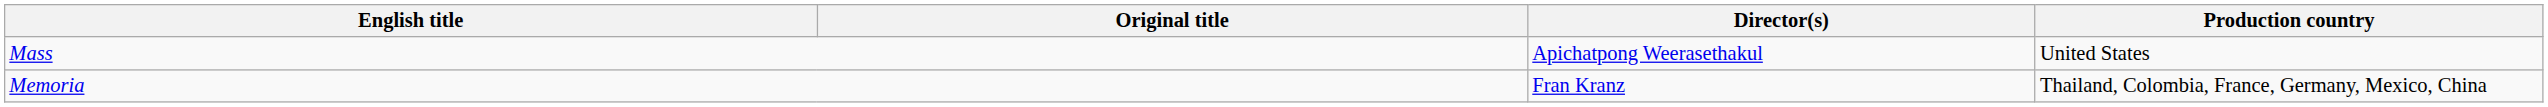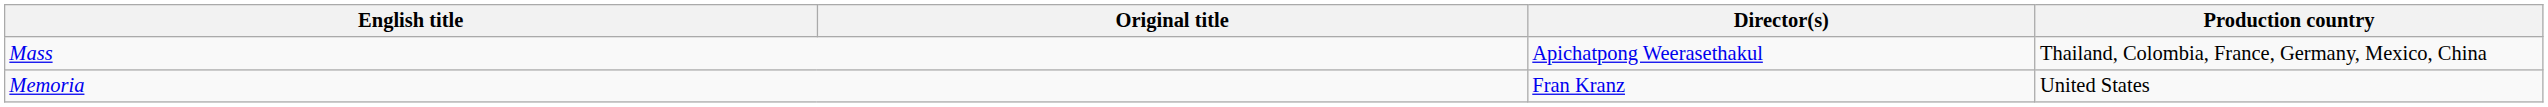(2095, 53) United States -> (2263, 53) Thailand, Colombia, France, Germany, Mexico, China
(2263, 85) Thailand, Colombia, France, Germany, Mexico, China -> (2095, 85) United States
